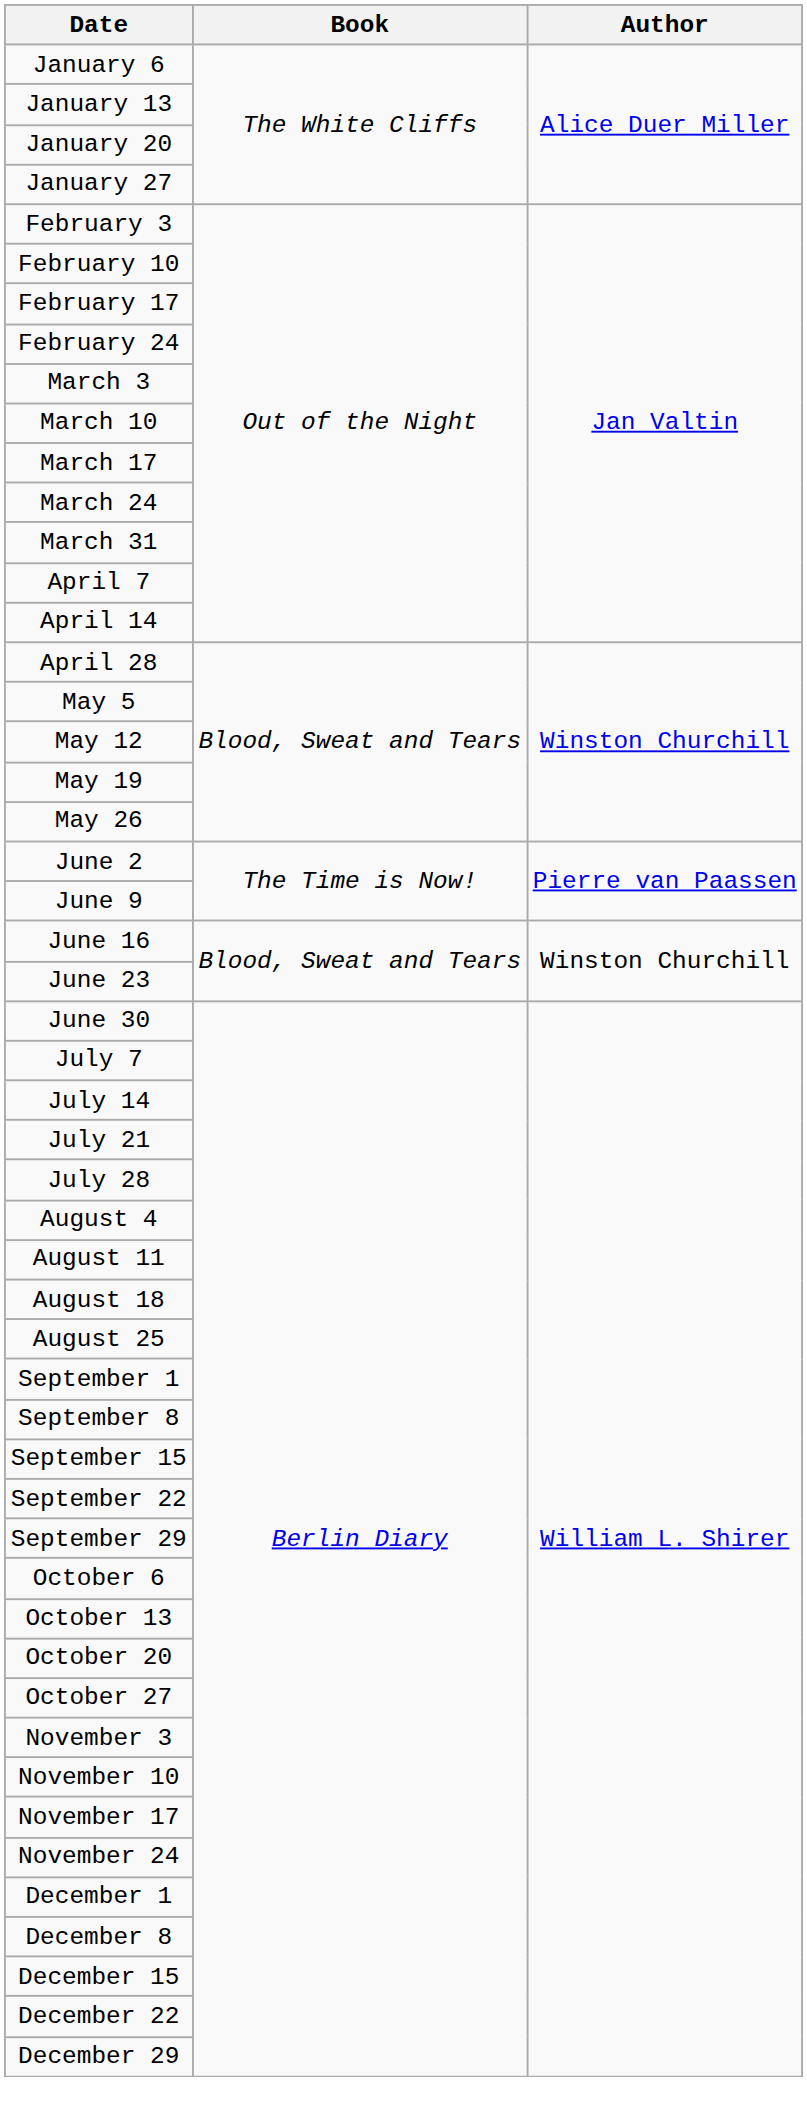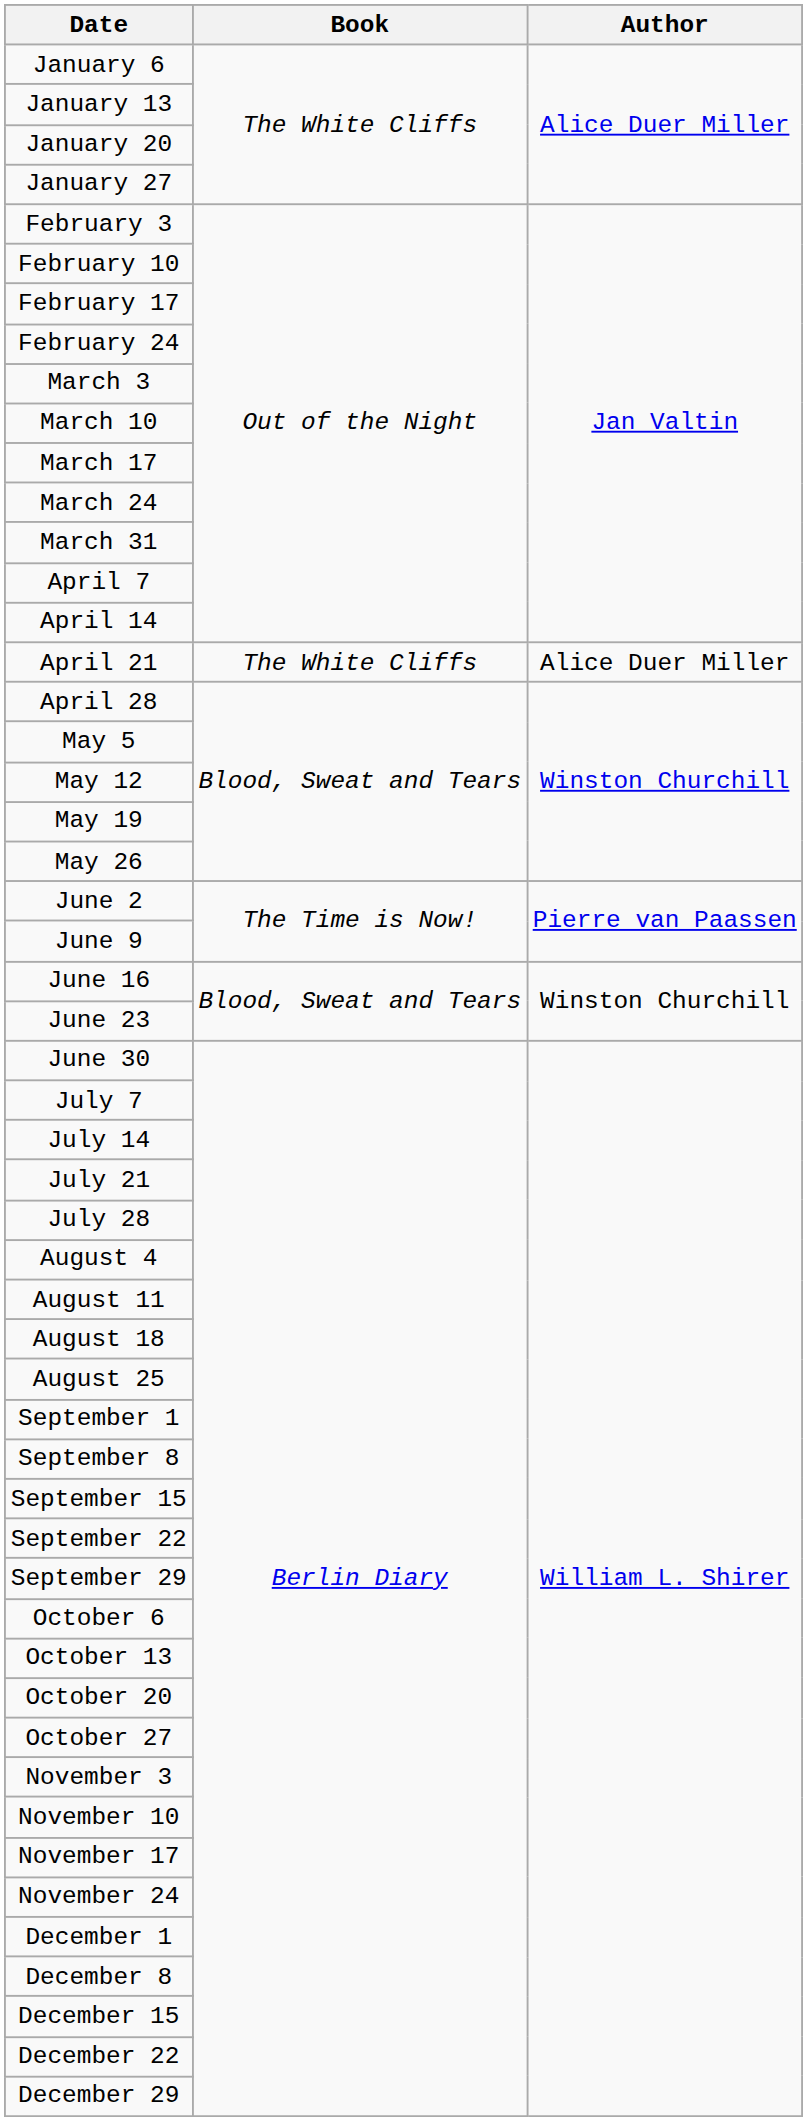+ row: (99, 662)
